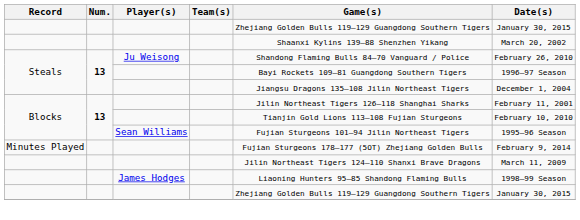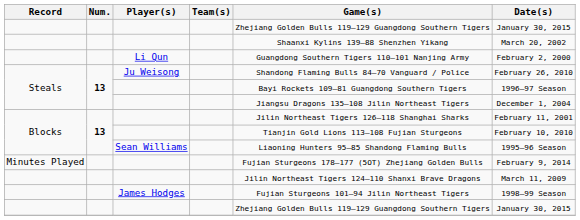+ row: (45, 57)
(363, 133) Fujian Sturgeons 101–94 Jilin Northeast Tigers -> (363, 148) Liaoning Hunters 95–85 Shandong Flaming Bulls
(363, 178) Liaoning Hunters 95–85 Shandong Flaming Bulls -> (363, 193) Fujian Sturgeons 101–94 Jilin Northeast Tigers
